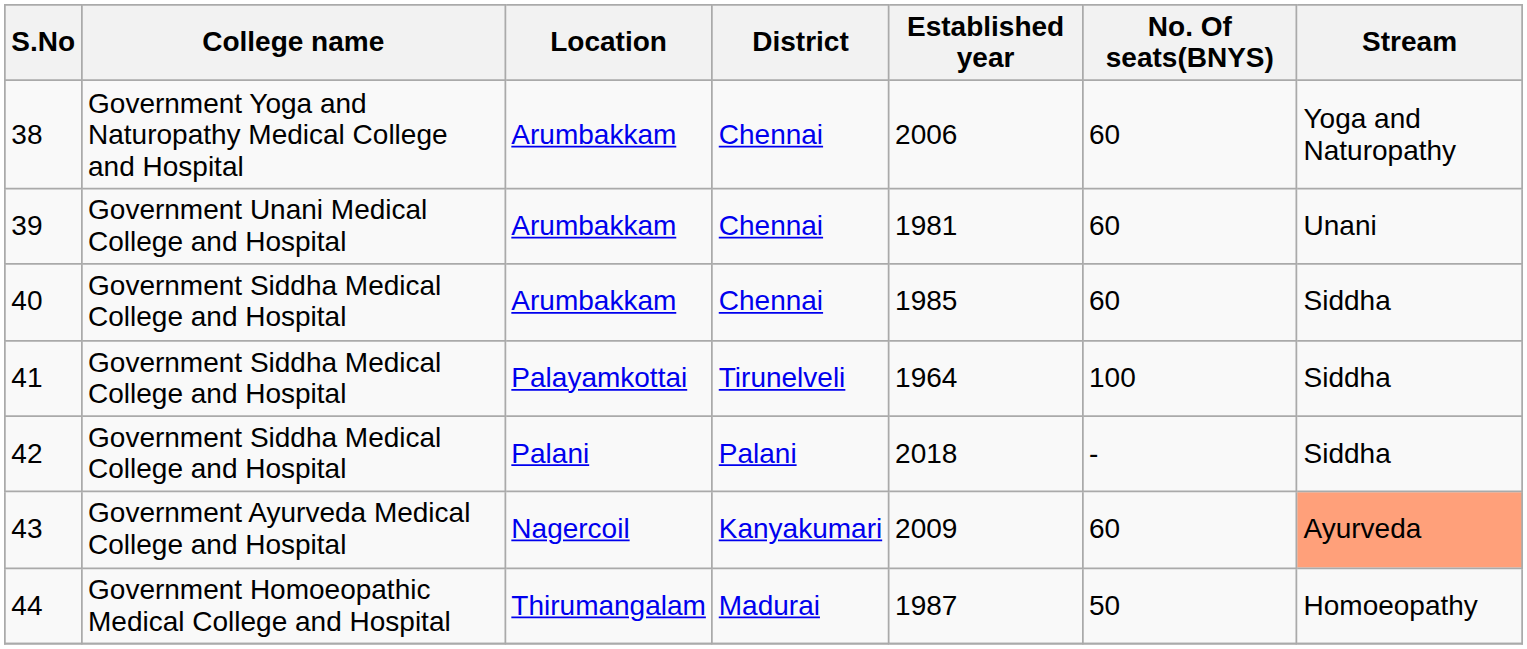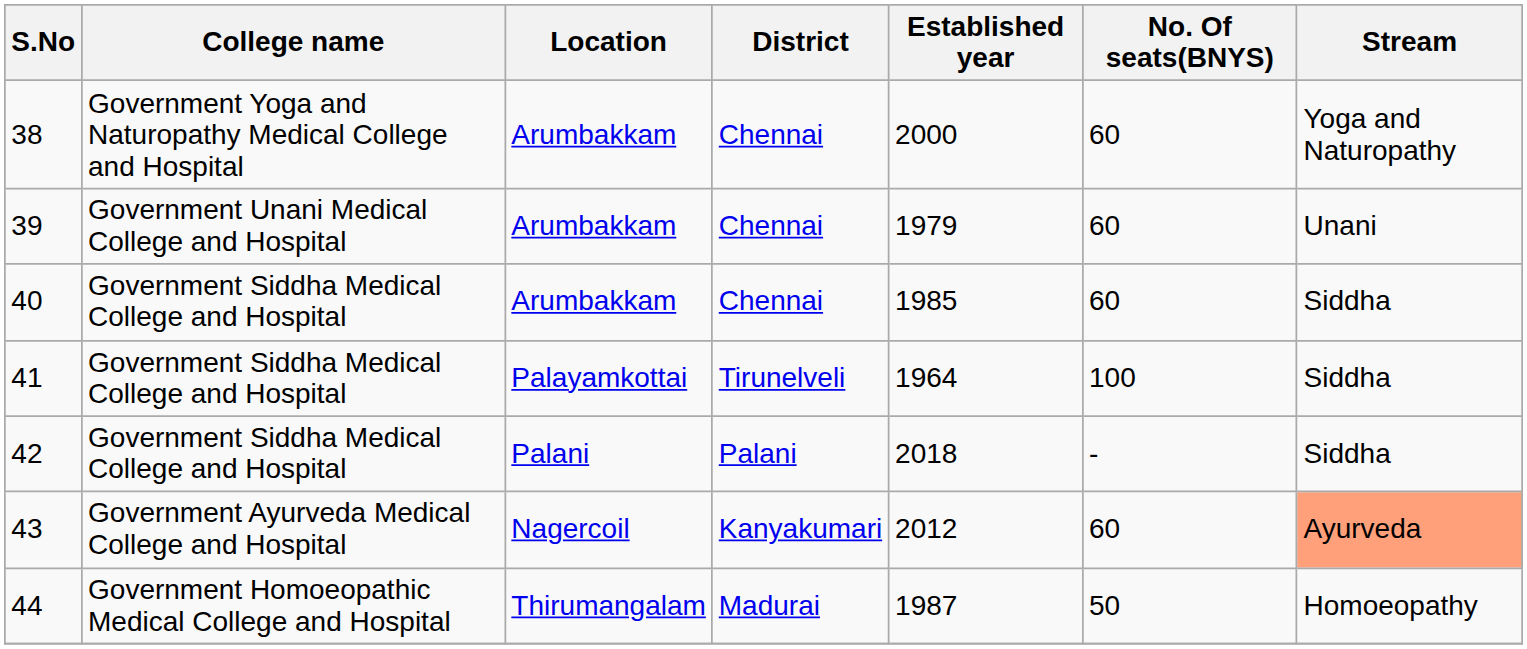(926, 134) 2006 -> (926, 134) 2000
(926, 225) 1981 -> (926, 225) 1979
(926, 529) 2009 -> (926, 529) 2012
